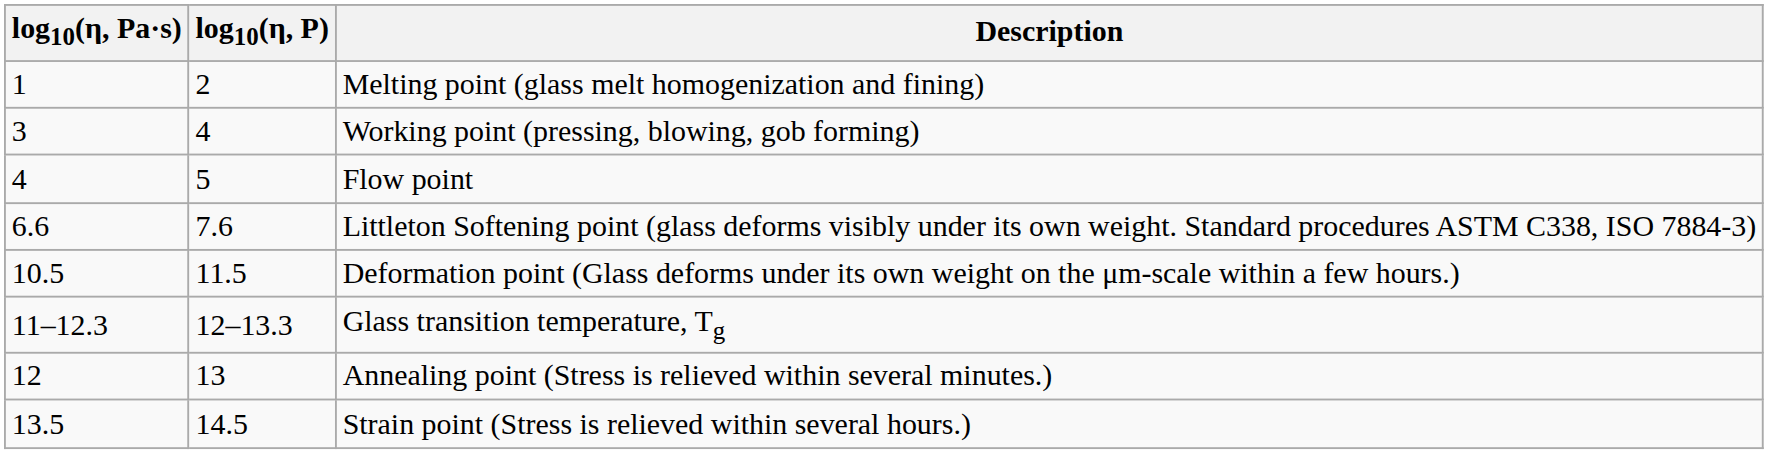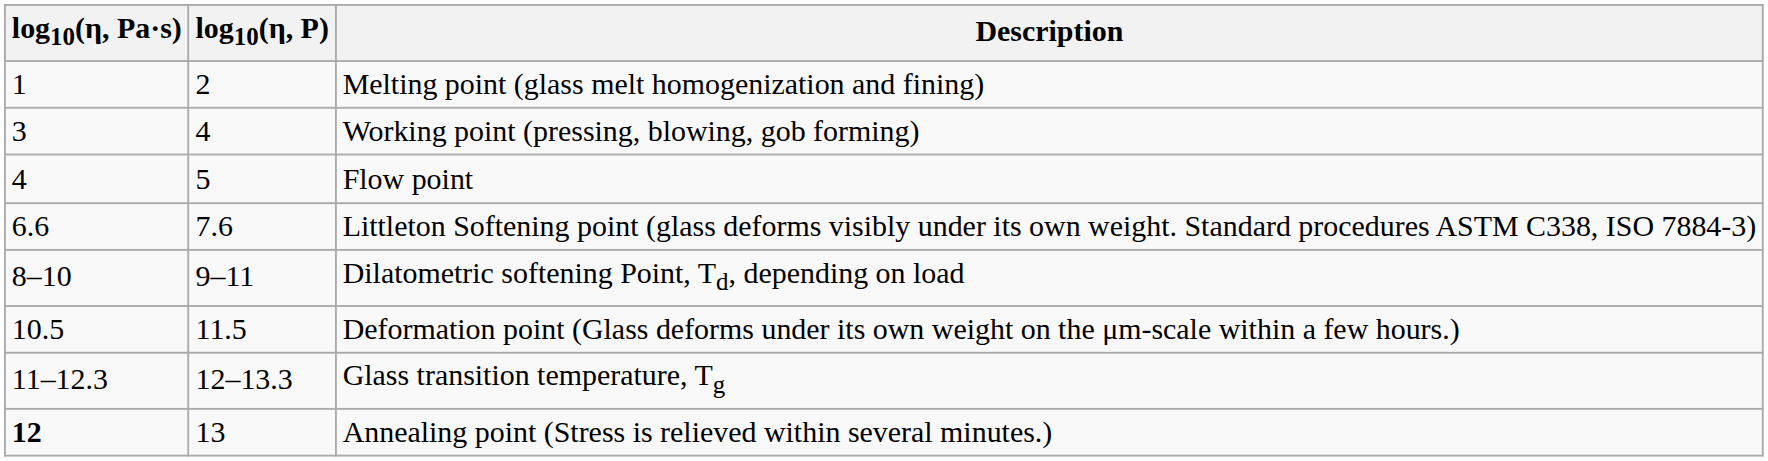+ row: (654, 277)
(27, 376) normal -> (27, 431) bold
- row: (657, 423)
